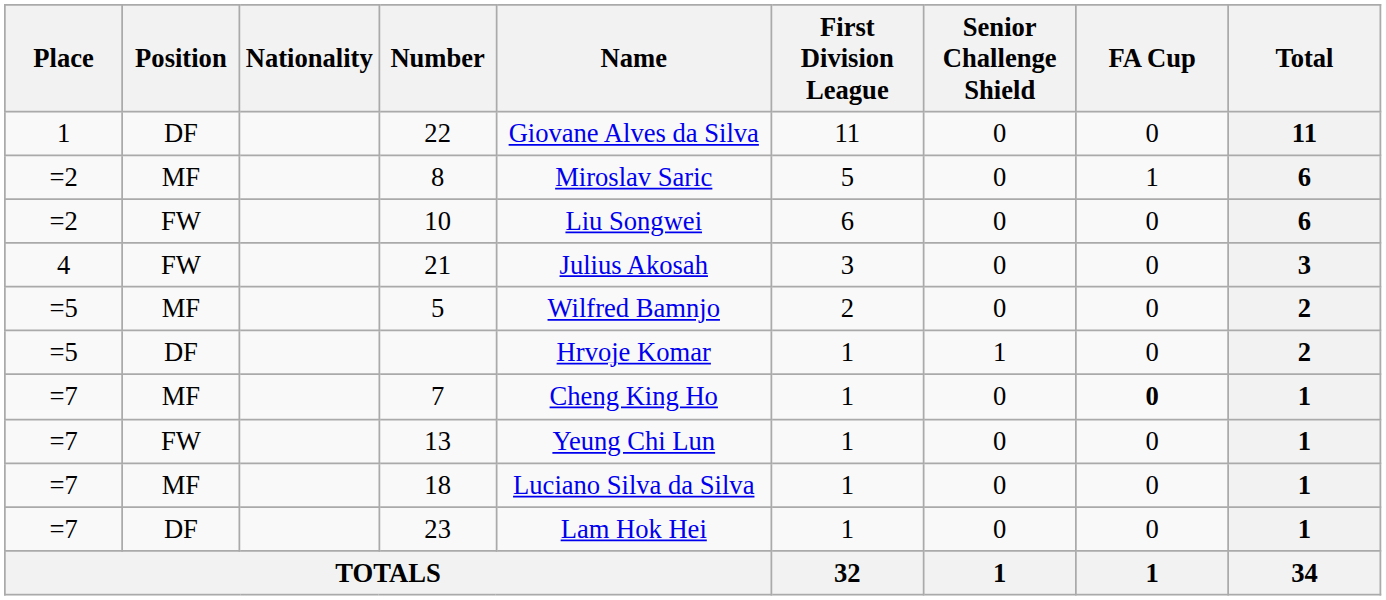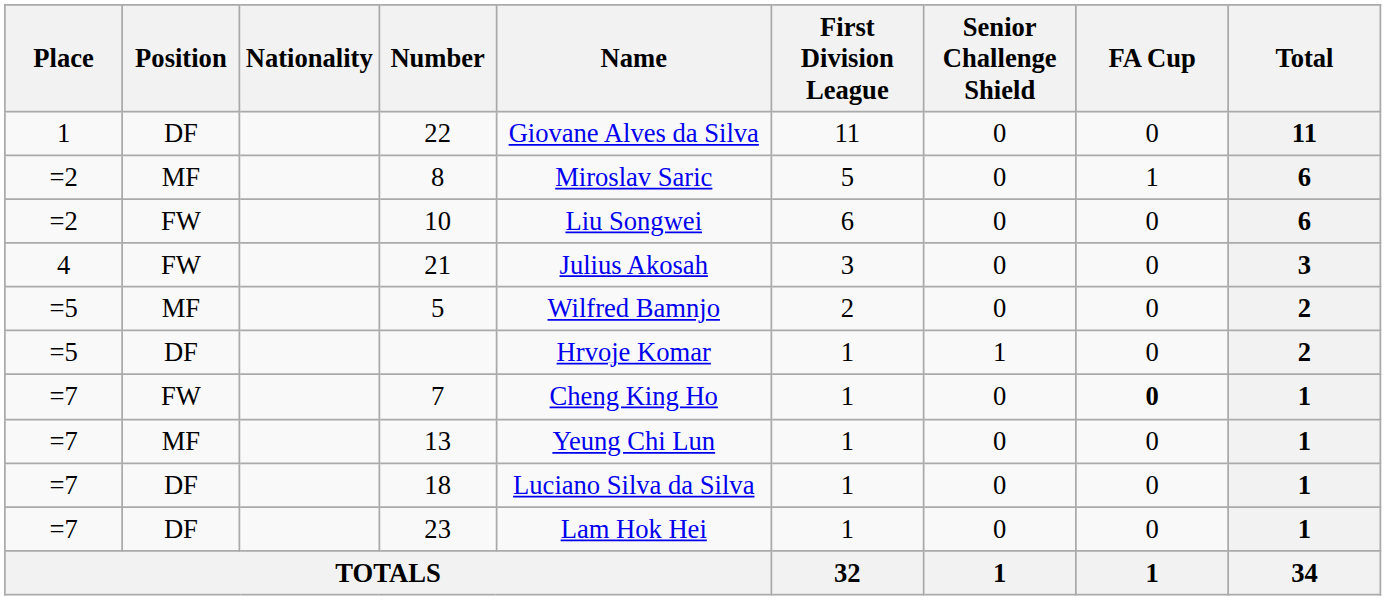(181, 396) MF -> (181, 396) FW
(181, 440) FW -> (181, 440) MF
(181, 484) MF -> (181, 484) DF
